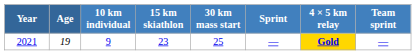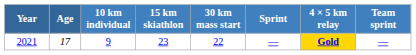(65, 41) 19 -> (65, 41) 17
(218, 41) 25 -> (218, 41) 22
